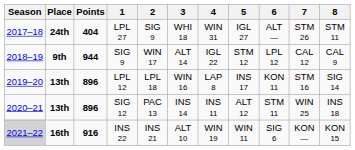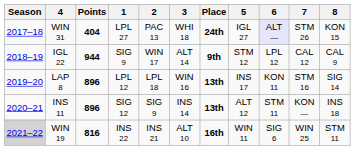columns swapped: (60, 12) <-> (213, 12)
(153, 32) SIG 9 -> (154, 32) PAC 13
(274, 32) no background -> (274, 32) lavender background
(335, 32) STM 11 -> (335, 32) KON 15
(153, 108) PAC 13 -> (154, 108) SIG 9
(304, 108) WIN 25 -> (304, 108) KON —
(90, 133) 916 -> (92, 133) 816
(304, 133) KON — -> (304, 133) WIN 25
(335, 133) KON 15 -> (335, 133) STM 11
